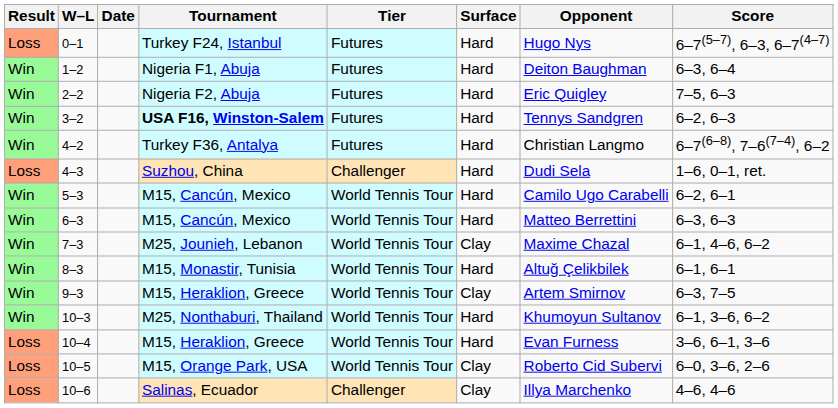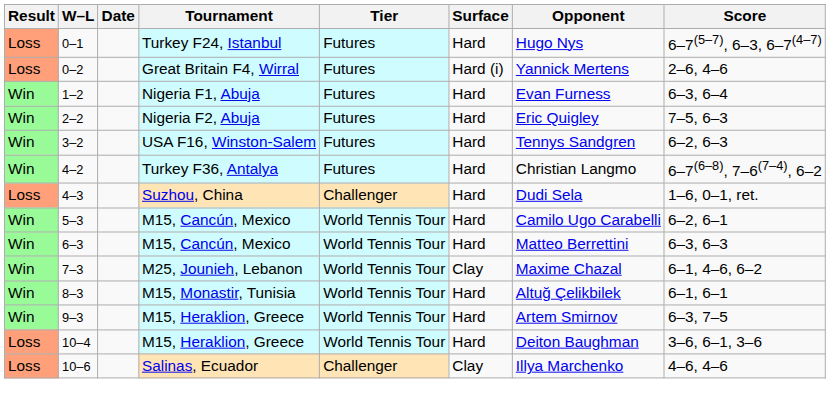+ row: (73, 70)
(585, 69) Deiton Baughman -> (563, 93) Evan Furness
(233, 118) bold -> (229, 142) normal
(476, 292) Clay -> (469, 317) Hard
- row: (76, 318)
(571, 341) Evan Furness -> (577, 341) Deiton Baughman
- row: (76, 366)
